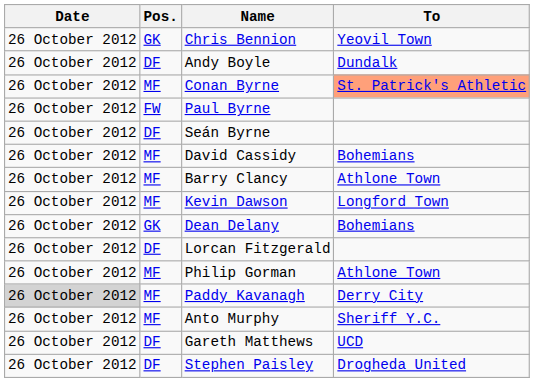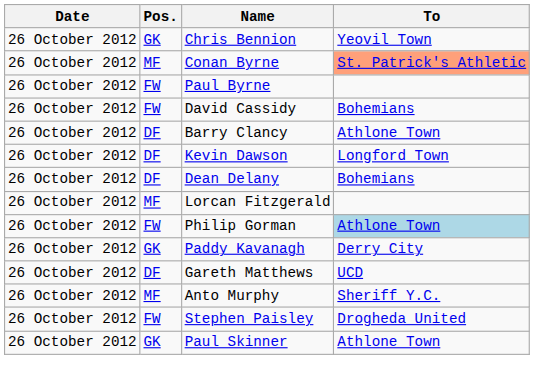- row: (228, 63)
- row: (228, 133)
(152, 156) MF -> (152, 109) FW
(152, 179) MF -> (152, 133) DF
(152, 203) MF -> (152, 156) DF
(152, 226) GK -> (152, 179) DF
(152, 249) DF -> (152, 203) MF
(152, 273) MF -> (152, 226) FW
(389, 273) no background -> (389, 226) lightblue background
(72, 296) lightgrey background -> (72, 249) no background
(152, 296) MF -> (152, 249) GK
rows swapped: (249, 342) <-> (232, 319)
(152, 366) DF -> (152, 319) FW
+ row: (236, 342)
